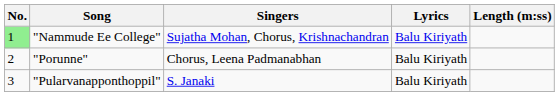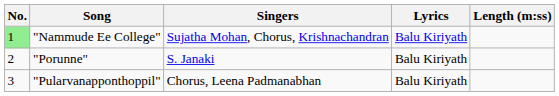(244, 59) Chorus, Leena Padmanabhan -> (191, 59) S. Janaki
(191, 81) S. Janaki -> (244, 81) Chorus, Leena Padmanabhan
